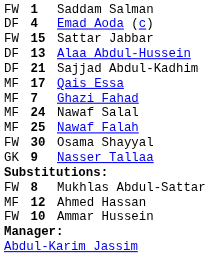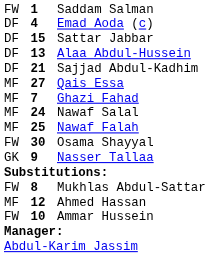(11, 39) FW -> (11, 39) DF
(38, 84) 17 -> (38, 84) 27
